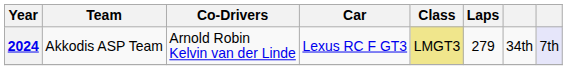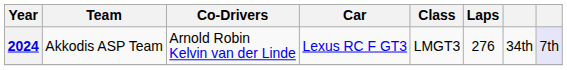(437, 46) khaki background -> (437, 46) no background
(483, 46) 279 -> (483, 46) 276
